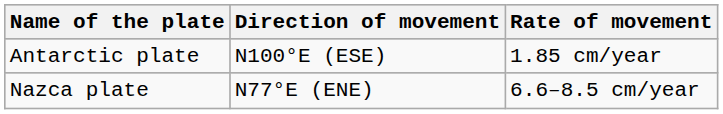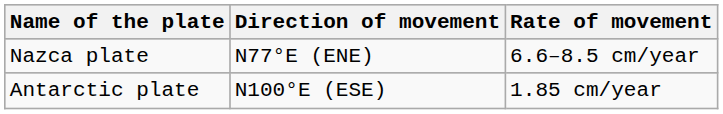rows swapped: (79, 91) <-> (105, 56)
